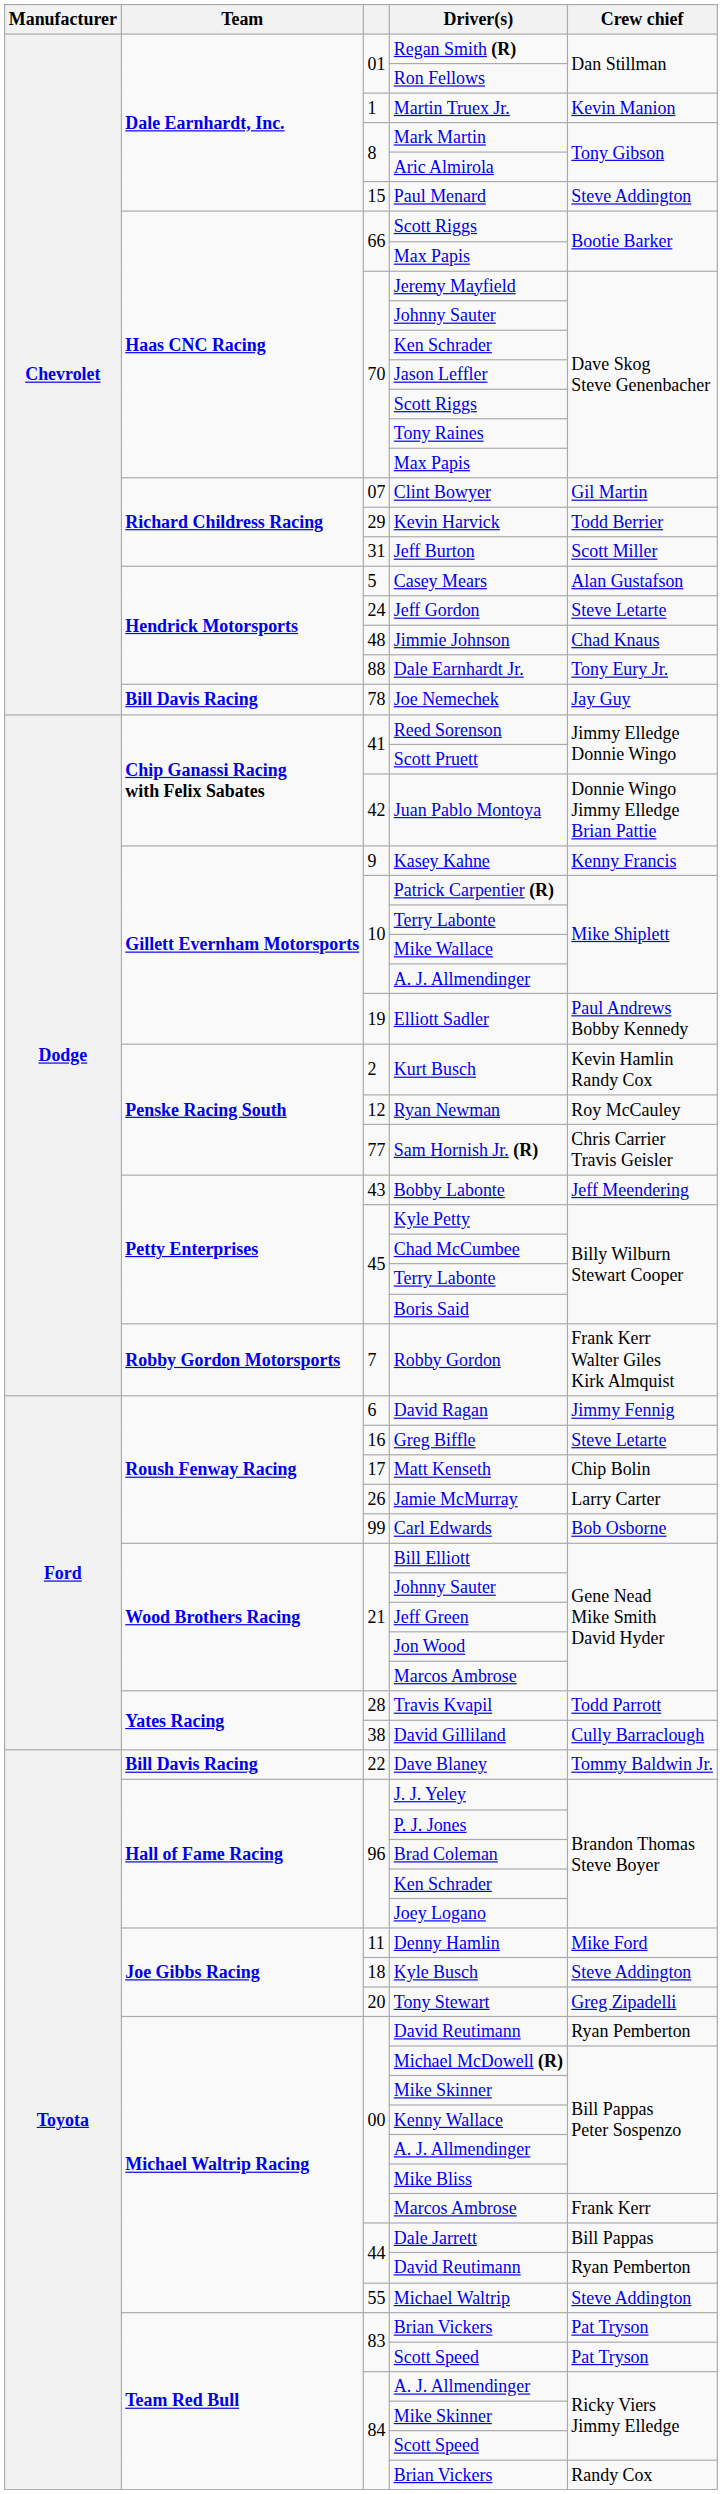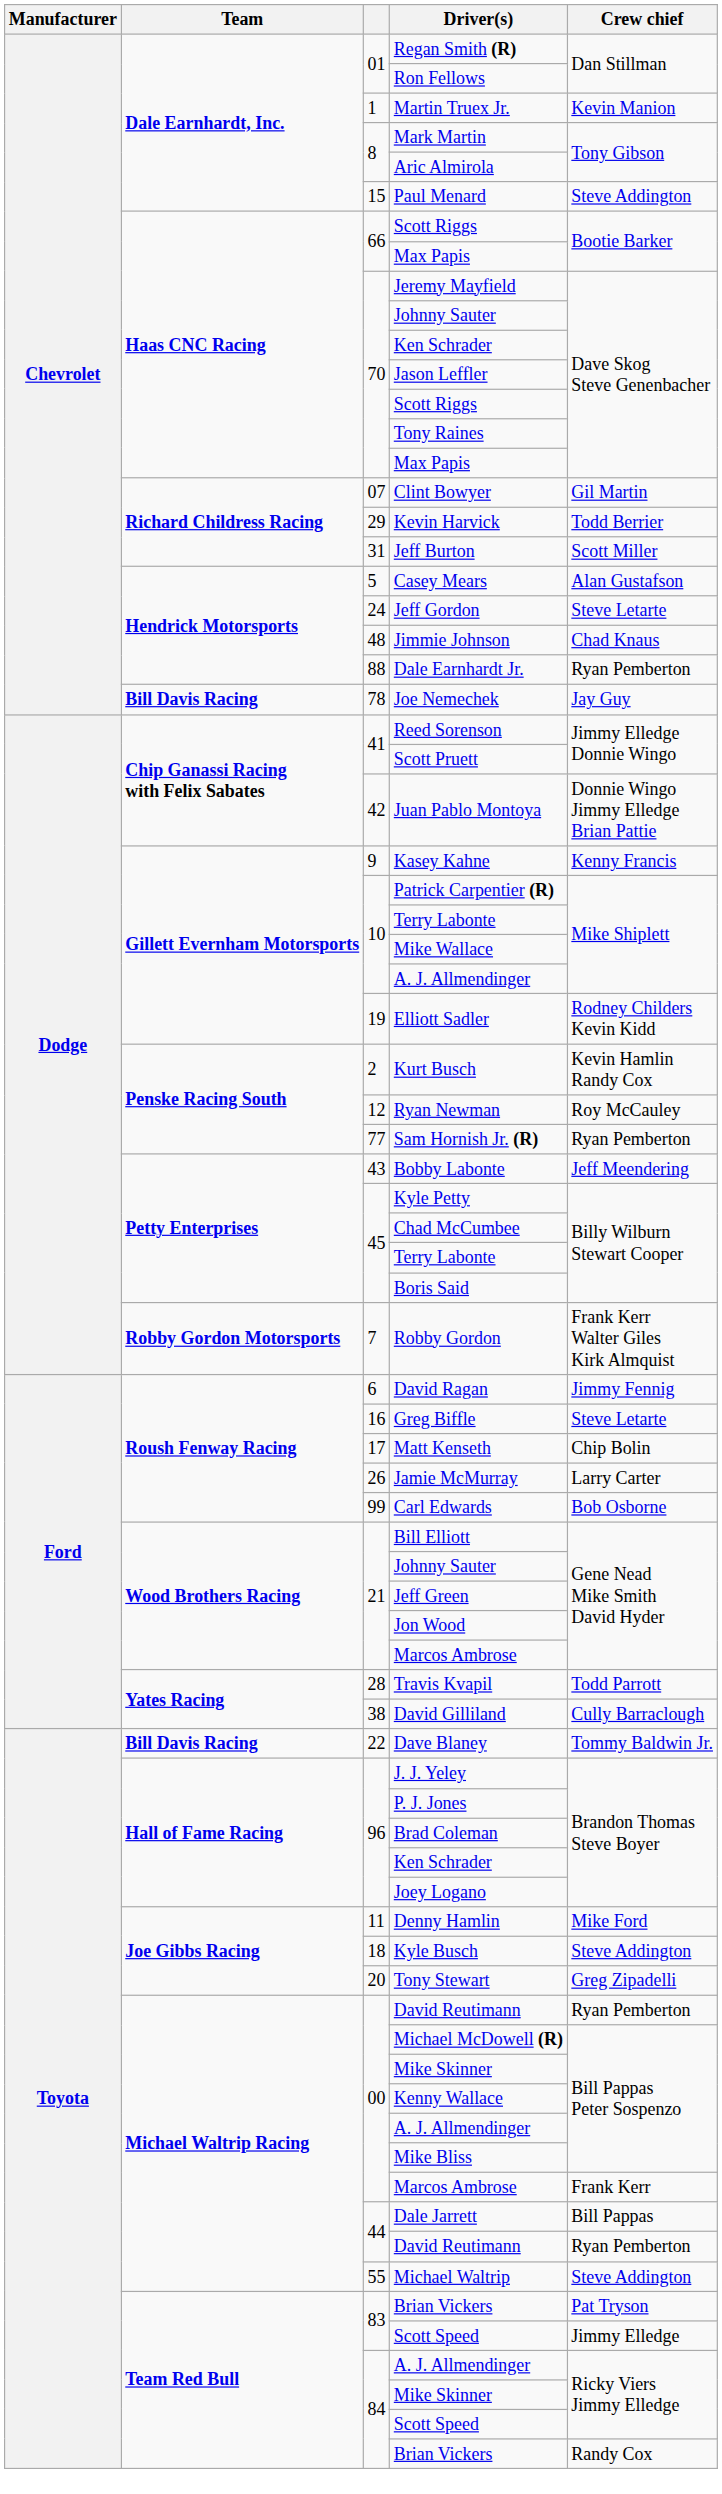(620, 670) Tony Eury Jr. -> (631, 670) Ryan Pemberton
(630, 1018) Paul Andrews Bobby Kennedy -> (632, 1018) Rodney Childers Kevin Kidd
(622, 1150) Chris Carrier Travis Geisler -> (631, 1139) Ryan Pemberton
(610, 2356) Pat Tryson -> (625, 2335) Jimmy Elledge
